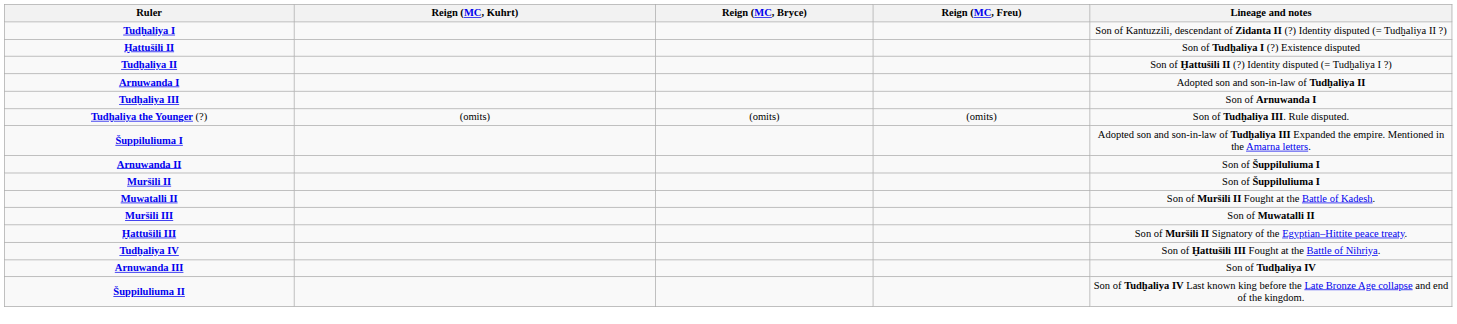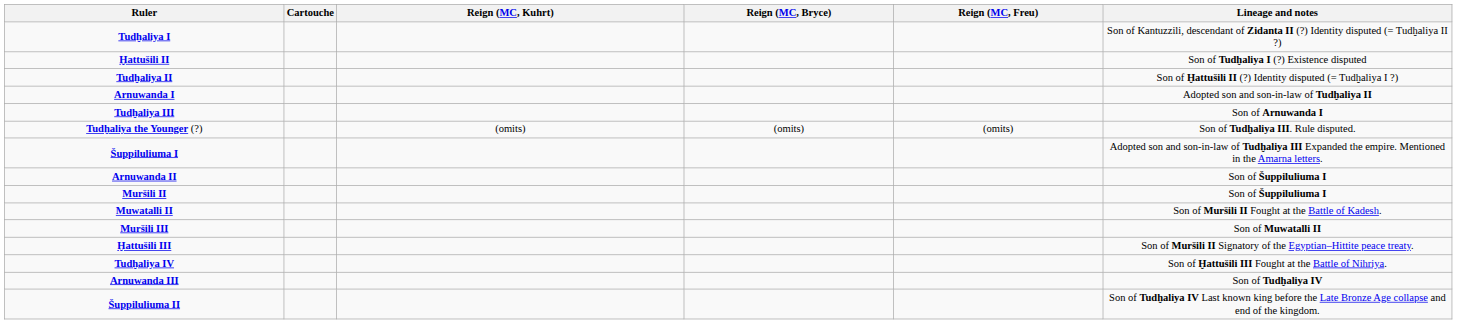+ column: (310, 13)
